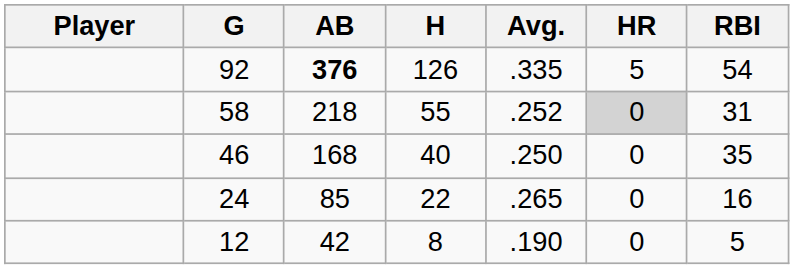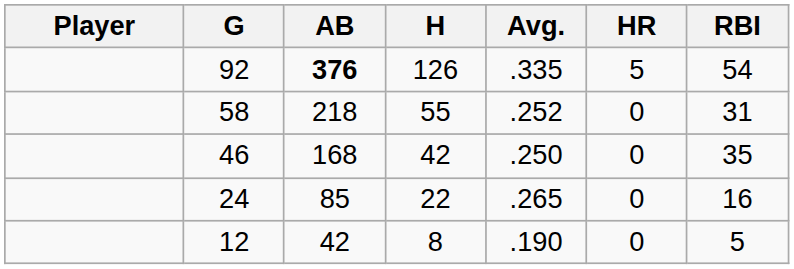(637, 112) lightgrey background -> (637, 112) no background
(435, 155) 40 -> (435, 155) 42
